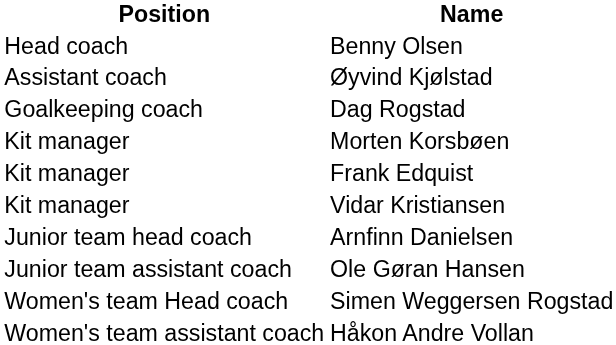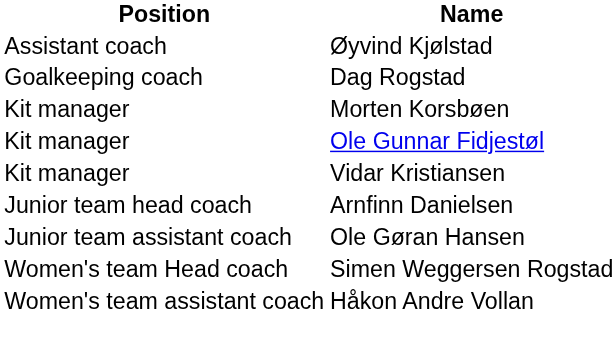- row: (396, 46)
+ row: (437, 141)
- row: (402, 173)
